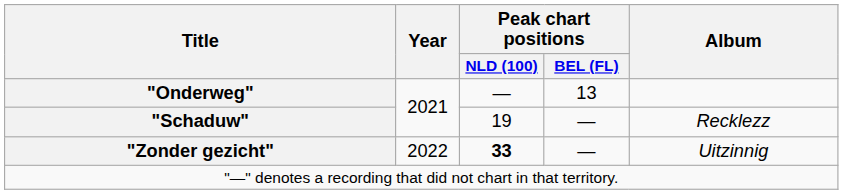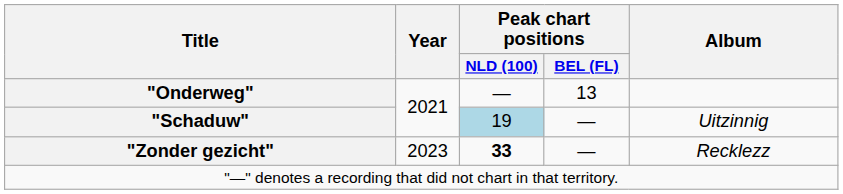(502, 121) no background -> (502, 121) lightblue background
(733, 121) Recklezz -> (733, 121) Uitzinnig
(428, 150) 2022 -> (428, 150) 2023
(733, 150) Uitzinnig -> (733, 150) Recklezz
